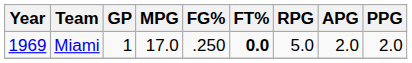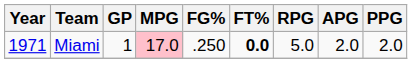(27, 45) 1969 -> (27, 45) 1971
(162, 45) no background -> (162, 45) pink background
